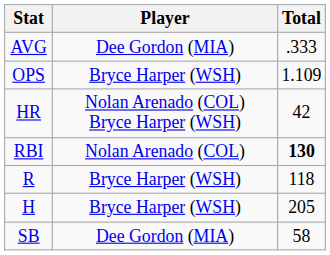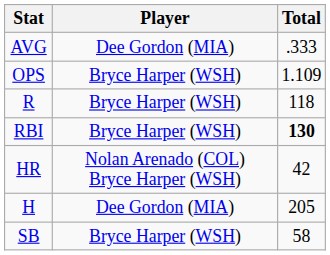rows swapped: (29, 113) <-> (29, 179)
(165, 151) Nolan Arenado (COL) -> (165, 131) Bryce Harper (WSH)
(165, 207) Bryce Harper (WSH) -> (165, 207) Dee Gordon (MIA)
(165, 235) Dee Gordon (MIA) -> (165, 235) Bryce Harper (WSH)
